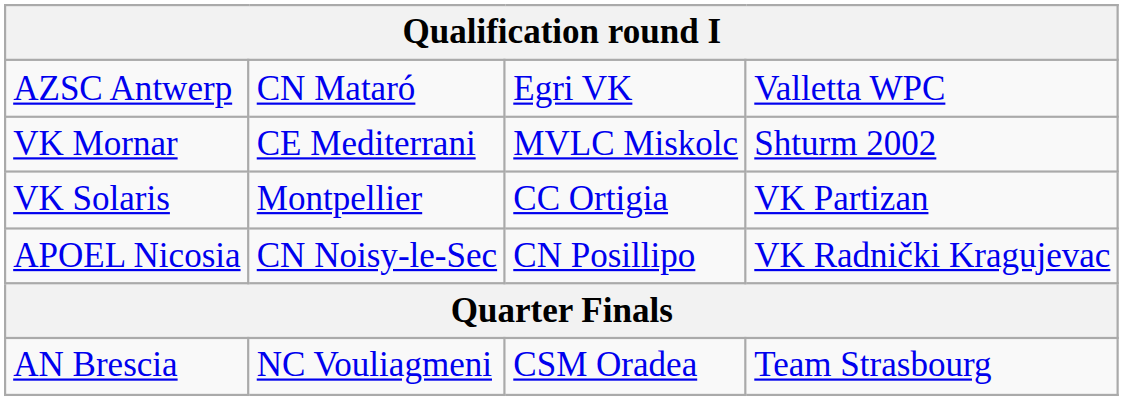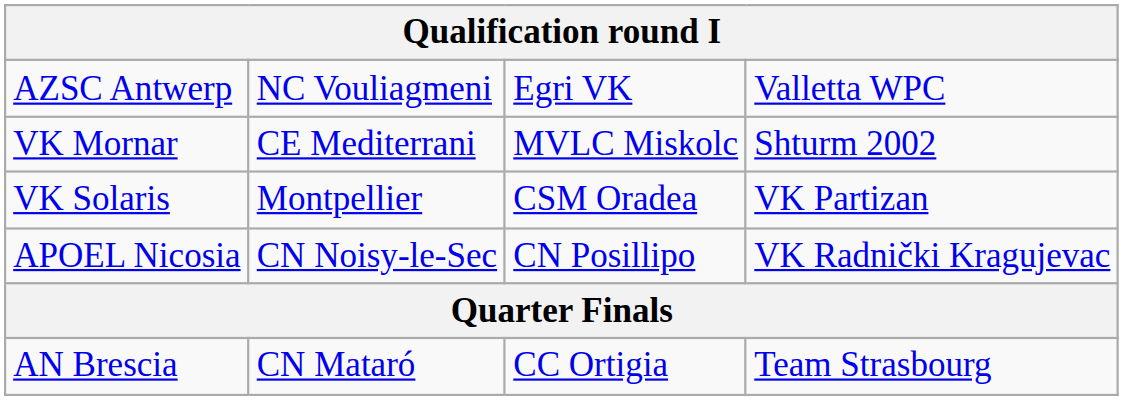(336, 87) CN Mataró -> (374, 87) NC Vouliagmeni
(591, 198) CC Ortigia -> (605, 198) CSM Oradea
(374, 365) NC Vouliagmeni -> (336, 365) CN Mataró
(605, 365) CSM Oradea -> (591, 365) CC Ortigia
